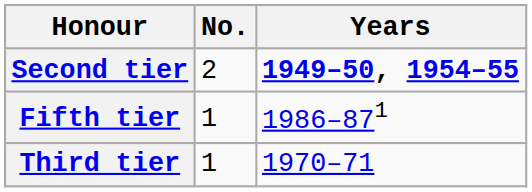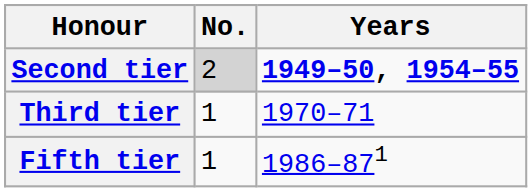(209, 70) no background -> (209, 70) lightgrey background
rows swapped: (100, 165) <-> (100, 118)
